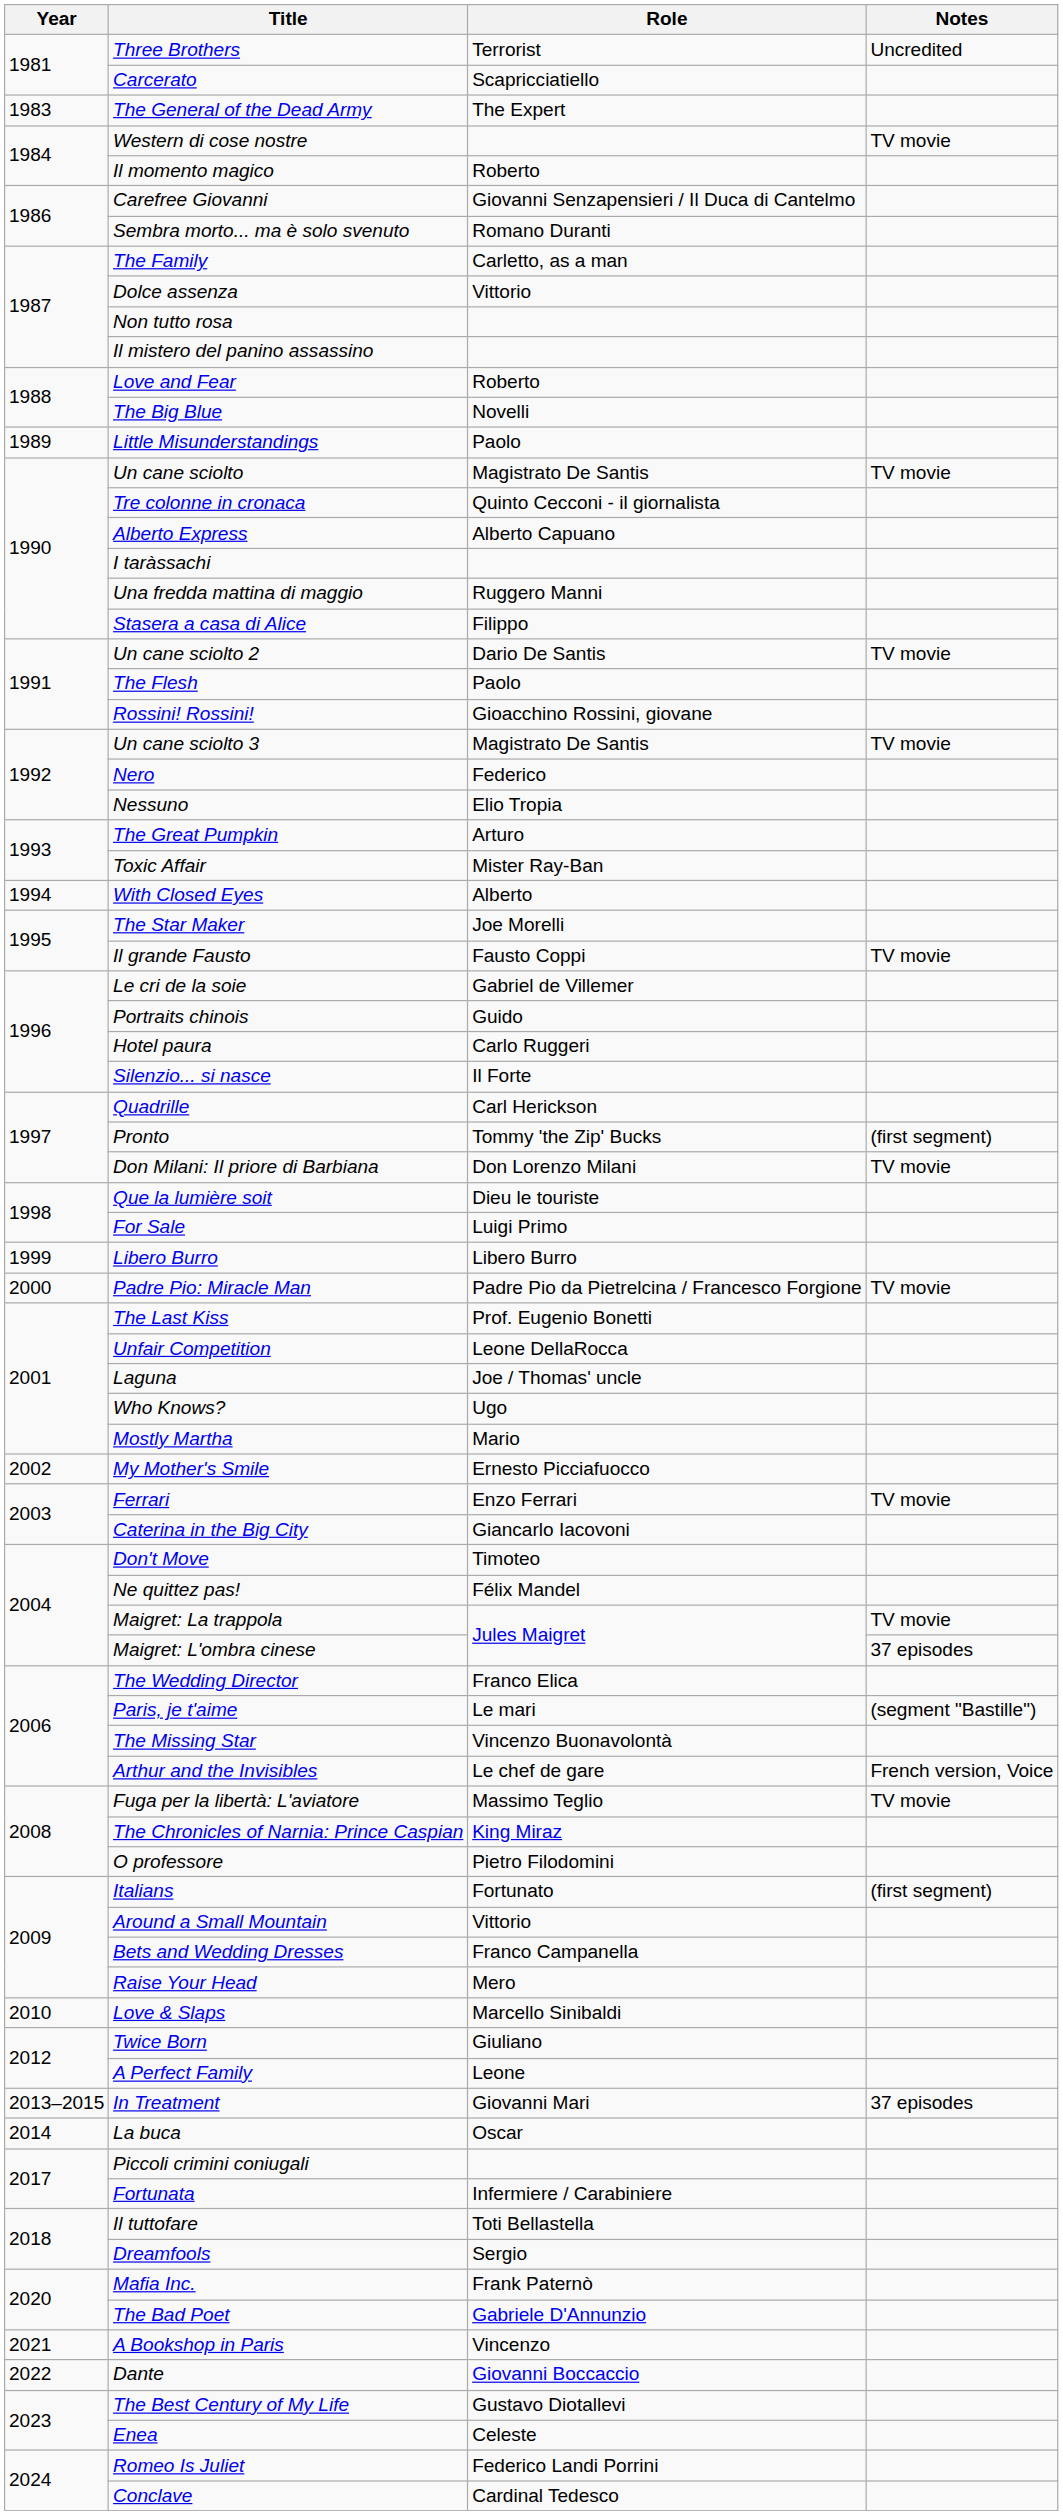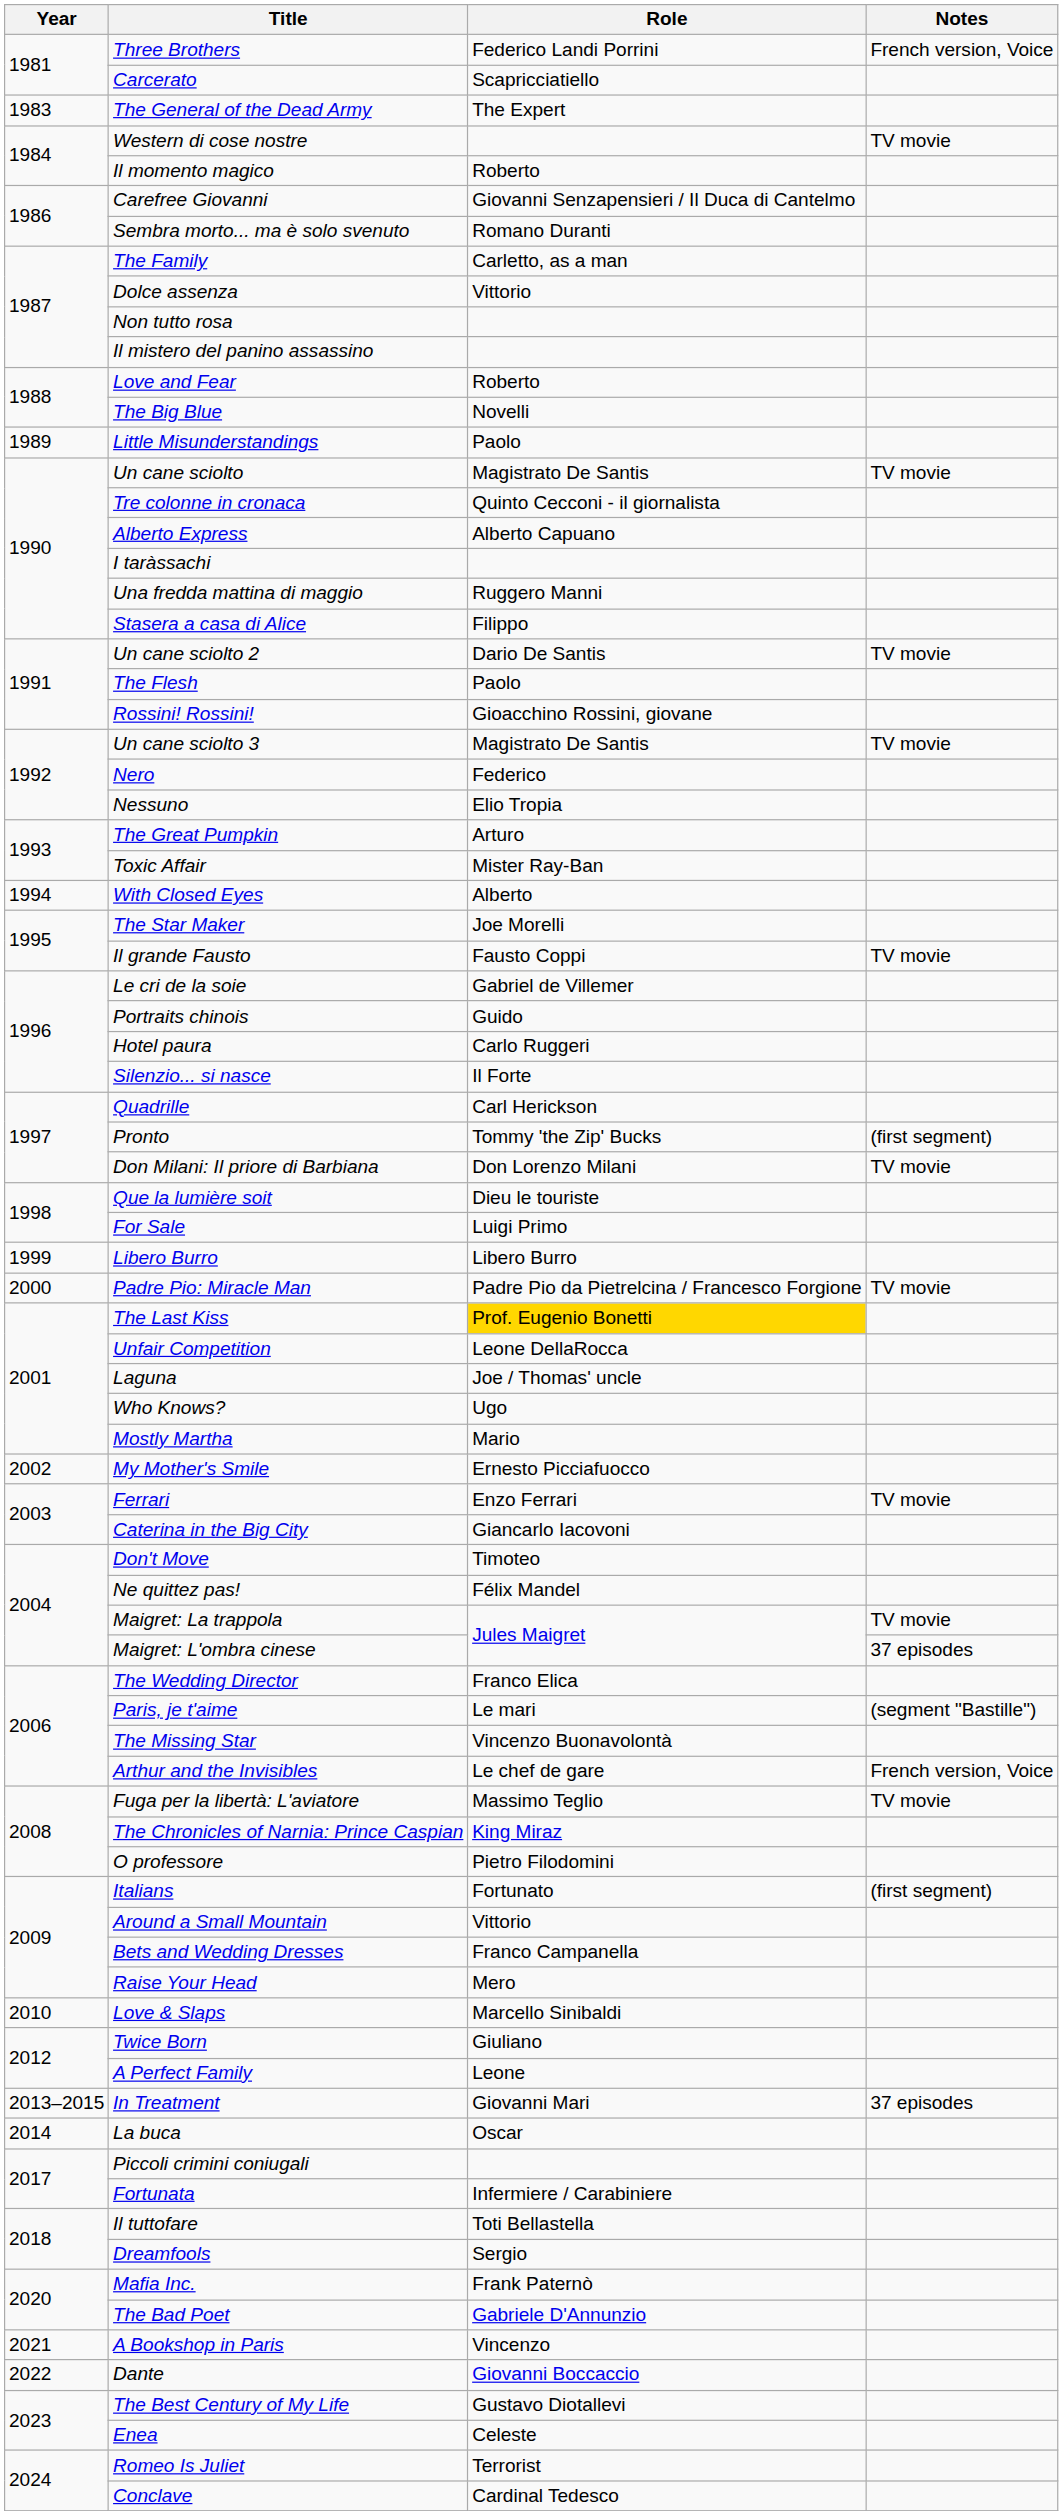(507, 49) Terrorist -> (565, 49) Federico Landi Porrini
(916, 49) Uncredited -> (962, 49) French version, Voice
(562, 1318) no background -> (562, 1318) gold background
(565, 2465) Federico Landi Porrini -> (507, 2465) Terrorist
